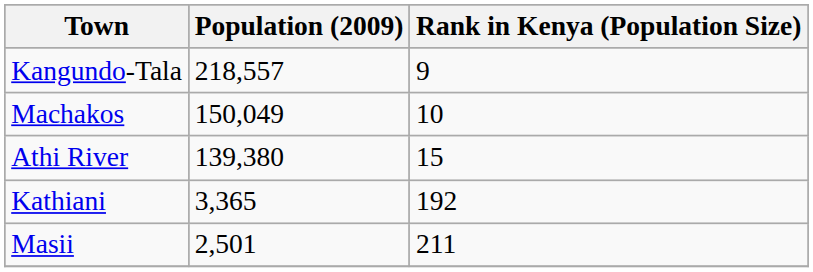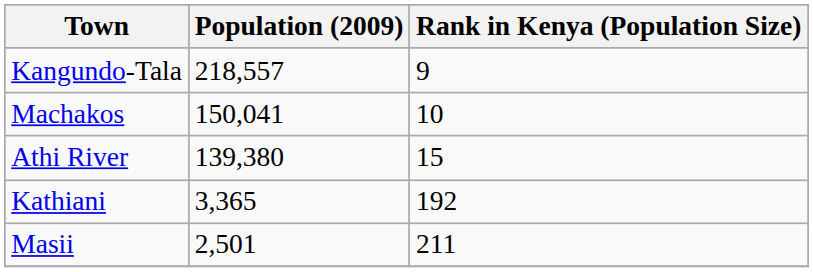(239, 113) 150,049 -> (239, 113) 150,041
